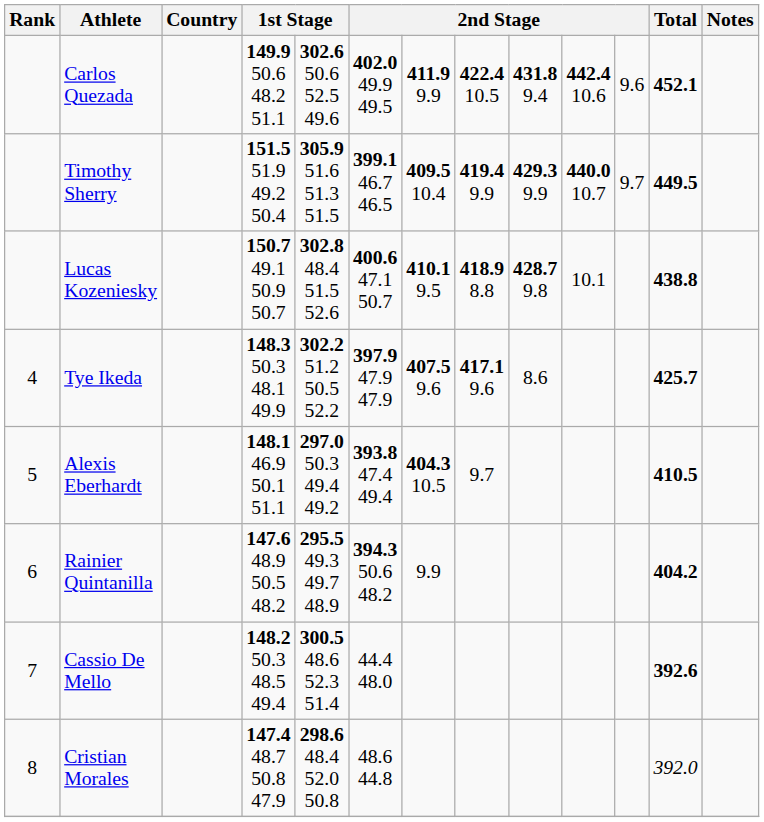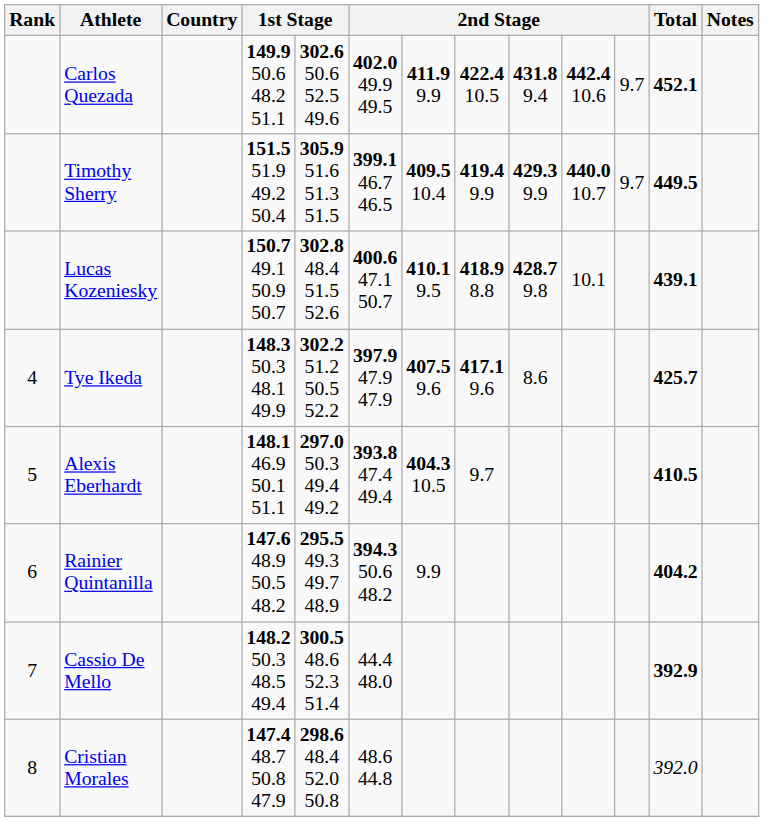(632, 84) 9.6 -> (632, 84) 9.7
(676, 279) 438.8 -> (676, 279) 439.1
(676, 670) 392.6 -> (676, 670) 392.9
